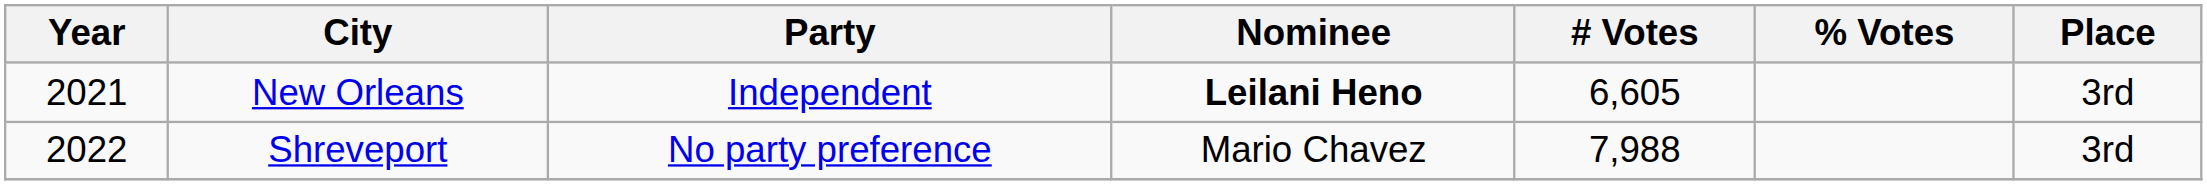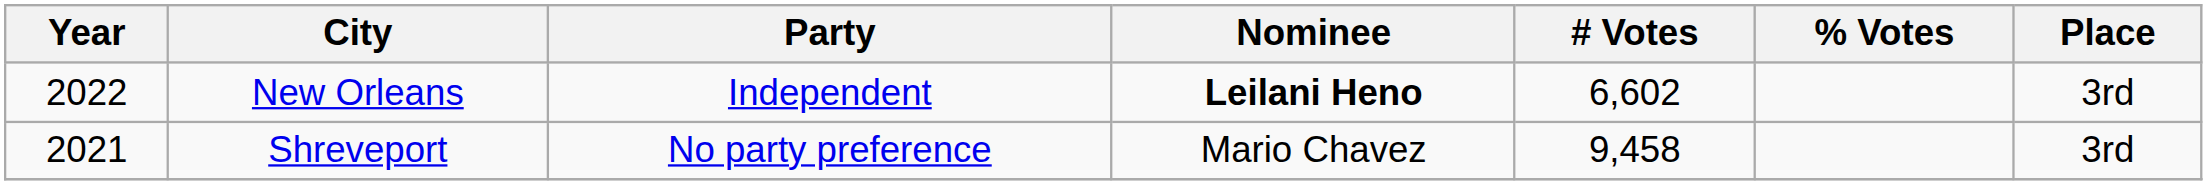(87, 91) 2021 -> (87, 91) 2022
(1635, 91) 6,605 -> (1635, 91) 6,602
(87, 149) 2022 -> (87, 149) 2021
(1635, 149) 7,988 -> (1635, 149) 9,458
